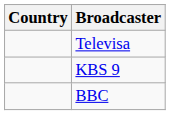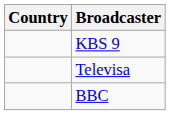rows swapped: (103, 43) <-> (98, 69)
